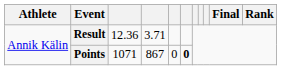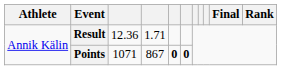(155, 35) 3.71 -> (155, 35) 1.71
(174, 55) normal -> (174, 55) bold
